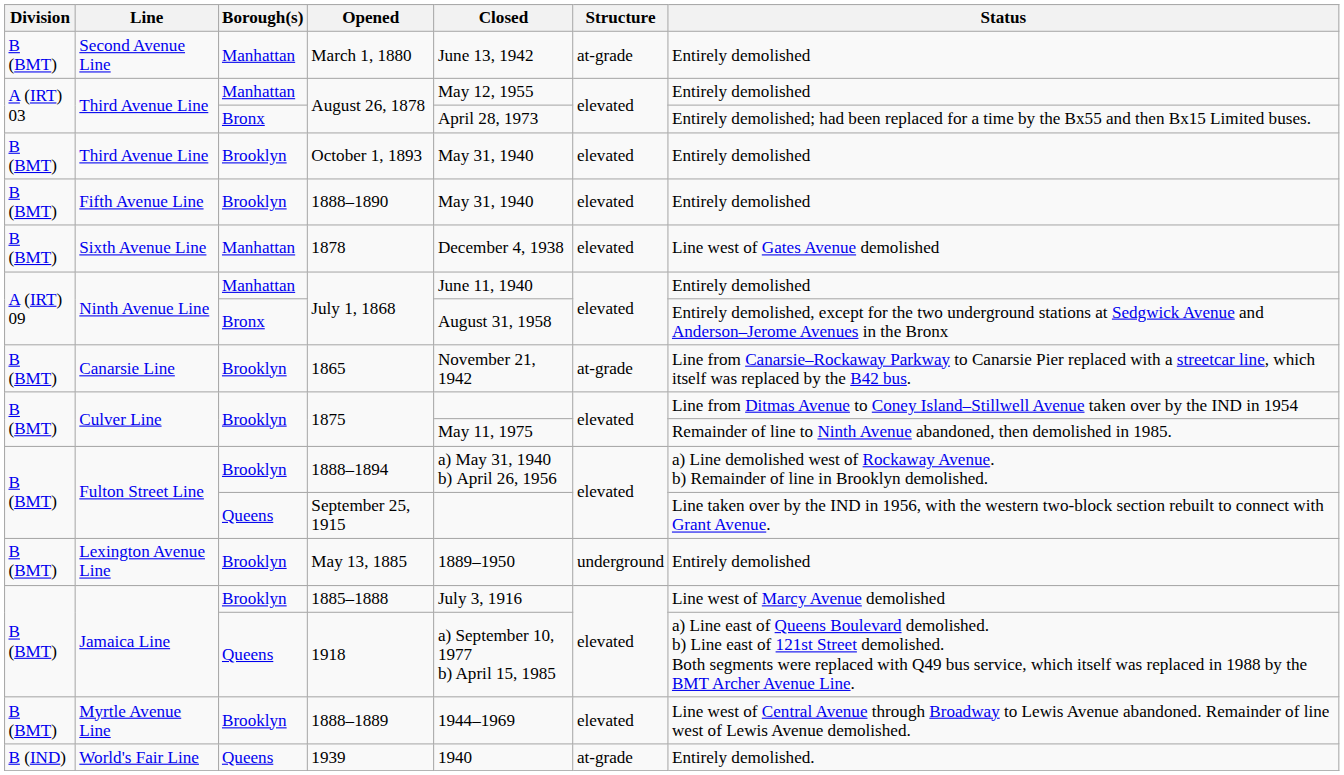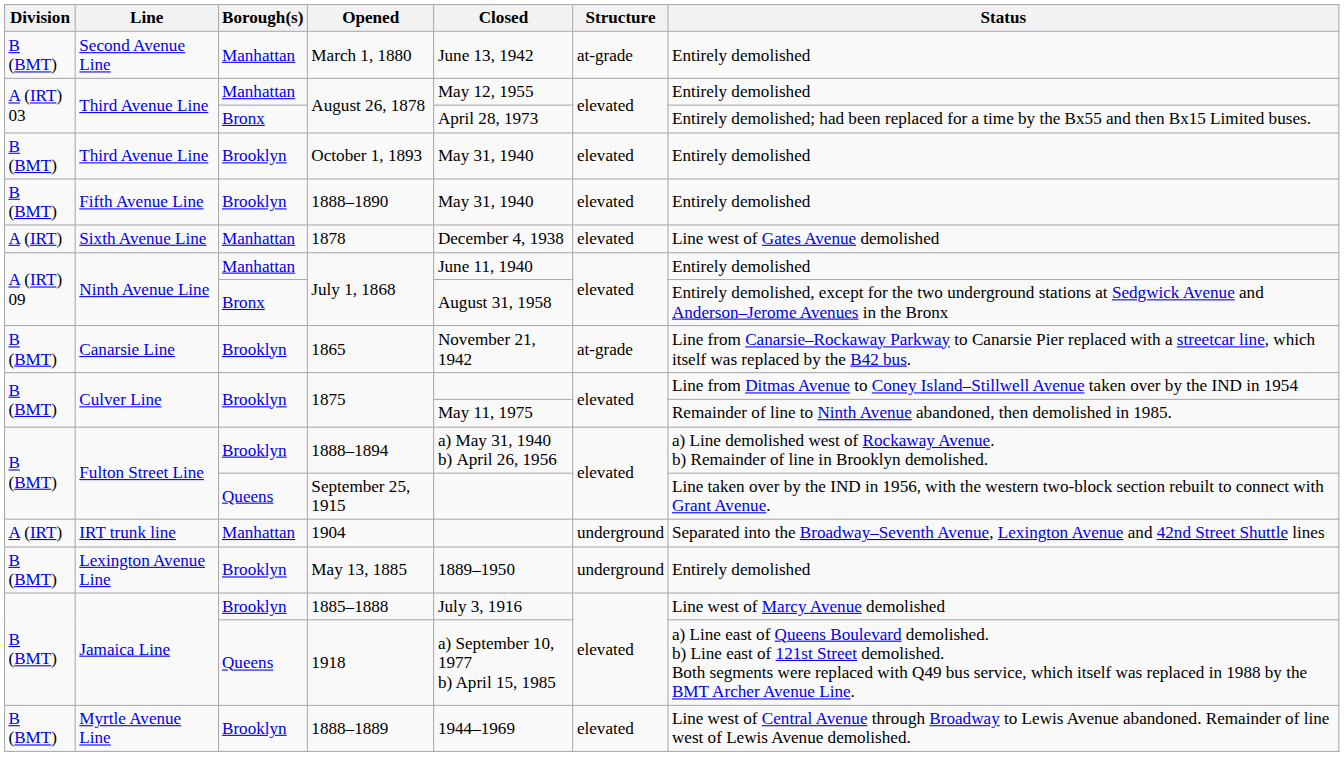(33, 248) B (BMT) -> (35, 238) A (IRT)
+ row: (259, 533)
- row: (248, 757)
